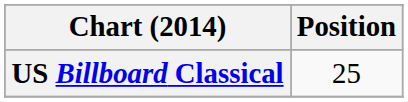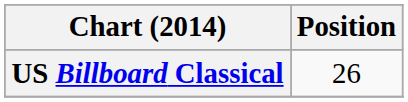(346, 73) 25 -> (346, 73) 26
